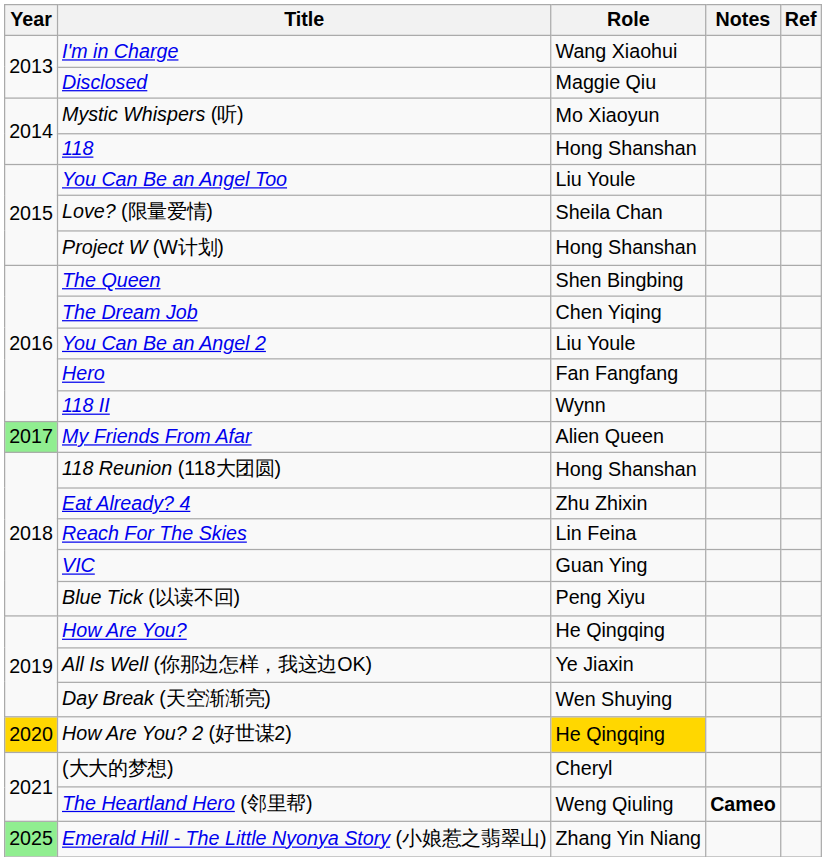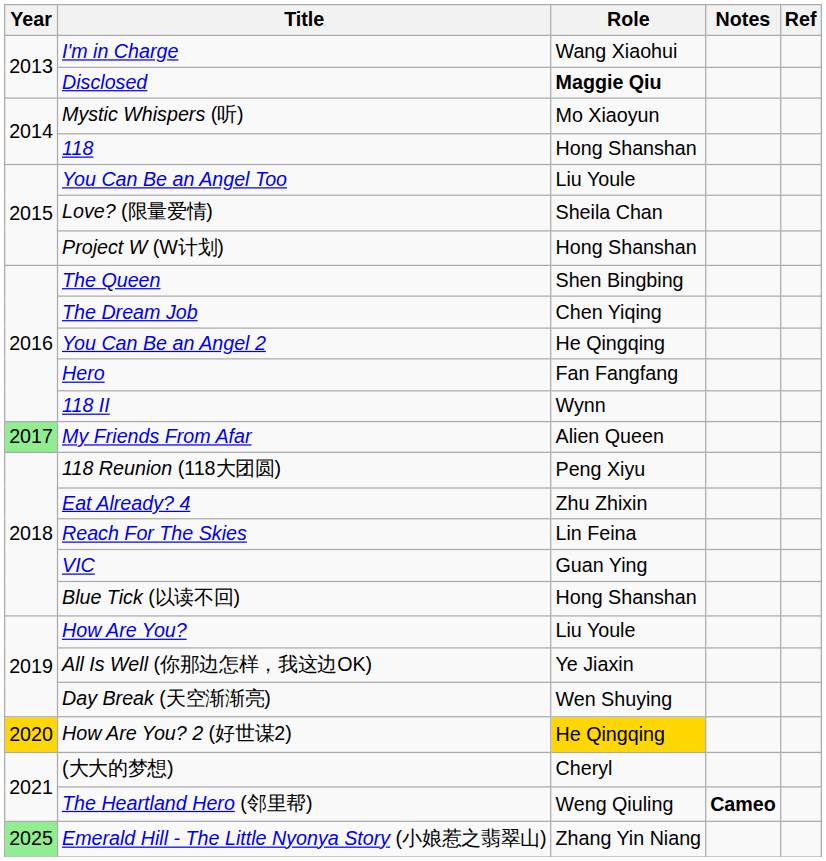(606, 82) normal -> (609, 82) bold
(595, 343) Liu Youle -> (610, 343) He Qingqing
(626, 469) Hong Shanshan -> (600, 469) Peng Xiyu
(600, 598) Peng Xiyu -> (626, 598) Hong Shanshan
(610, 631) He Qingqing -> (595, 631) Liu Youle
